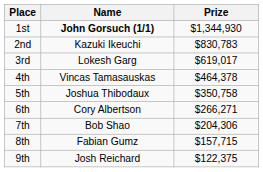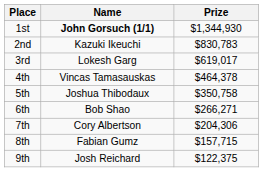(107, 110) Cory Albertson -> (107, 110) Bob Shao
(107, 126) Bob Shao -> (107, 126) Cory Albertson
